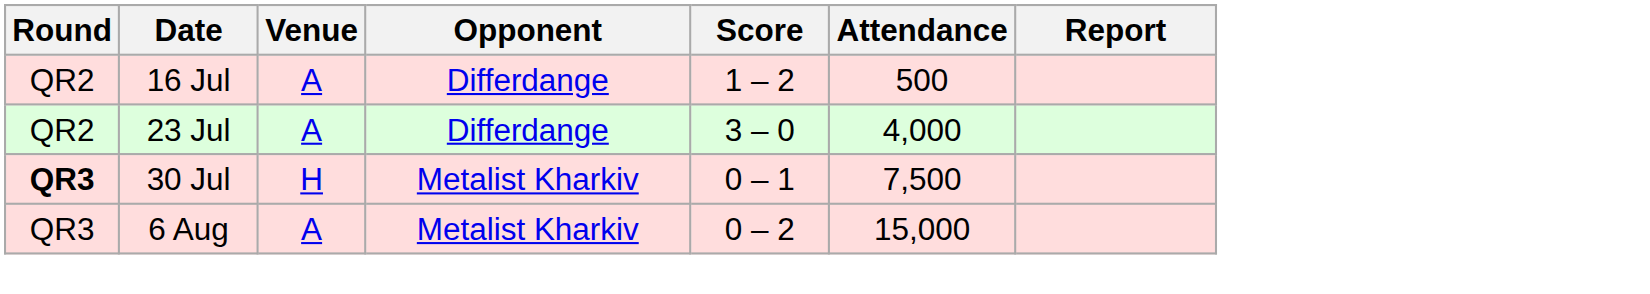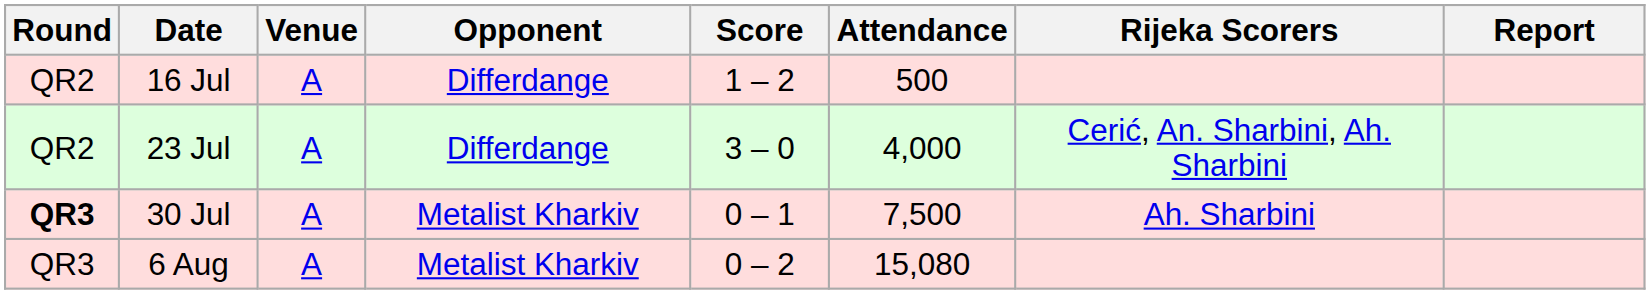+ column: (1229, 30)
(312, 180) H -> (312, 215) A
(922, 229) 15,000 -> (922, 265) 15,080
